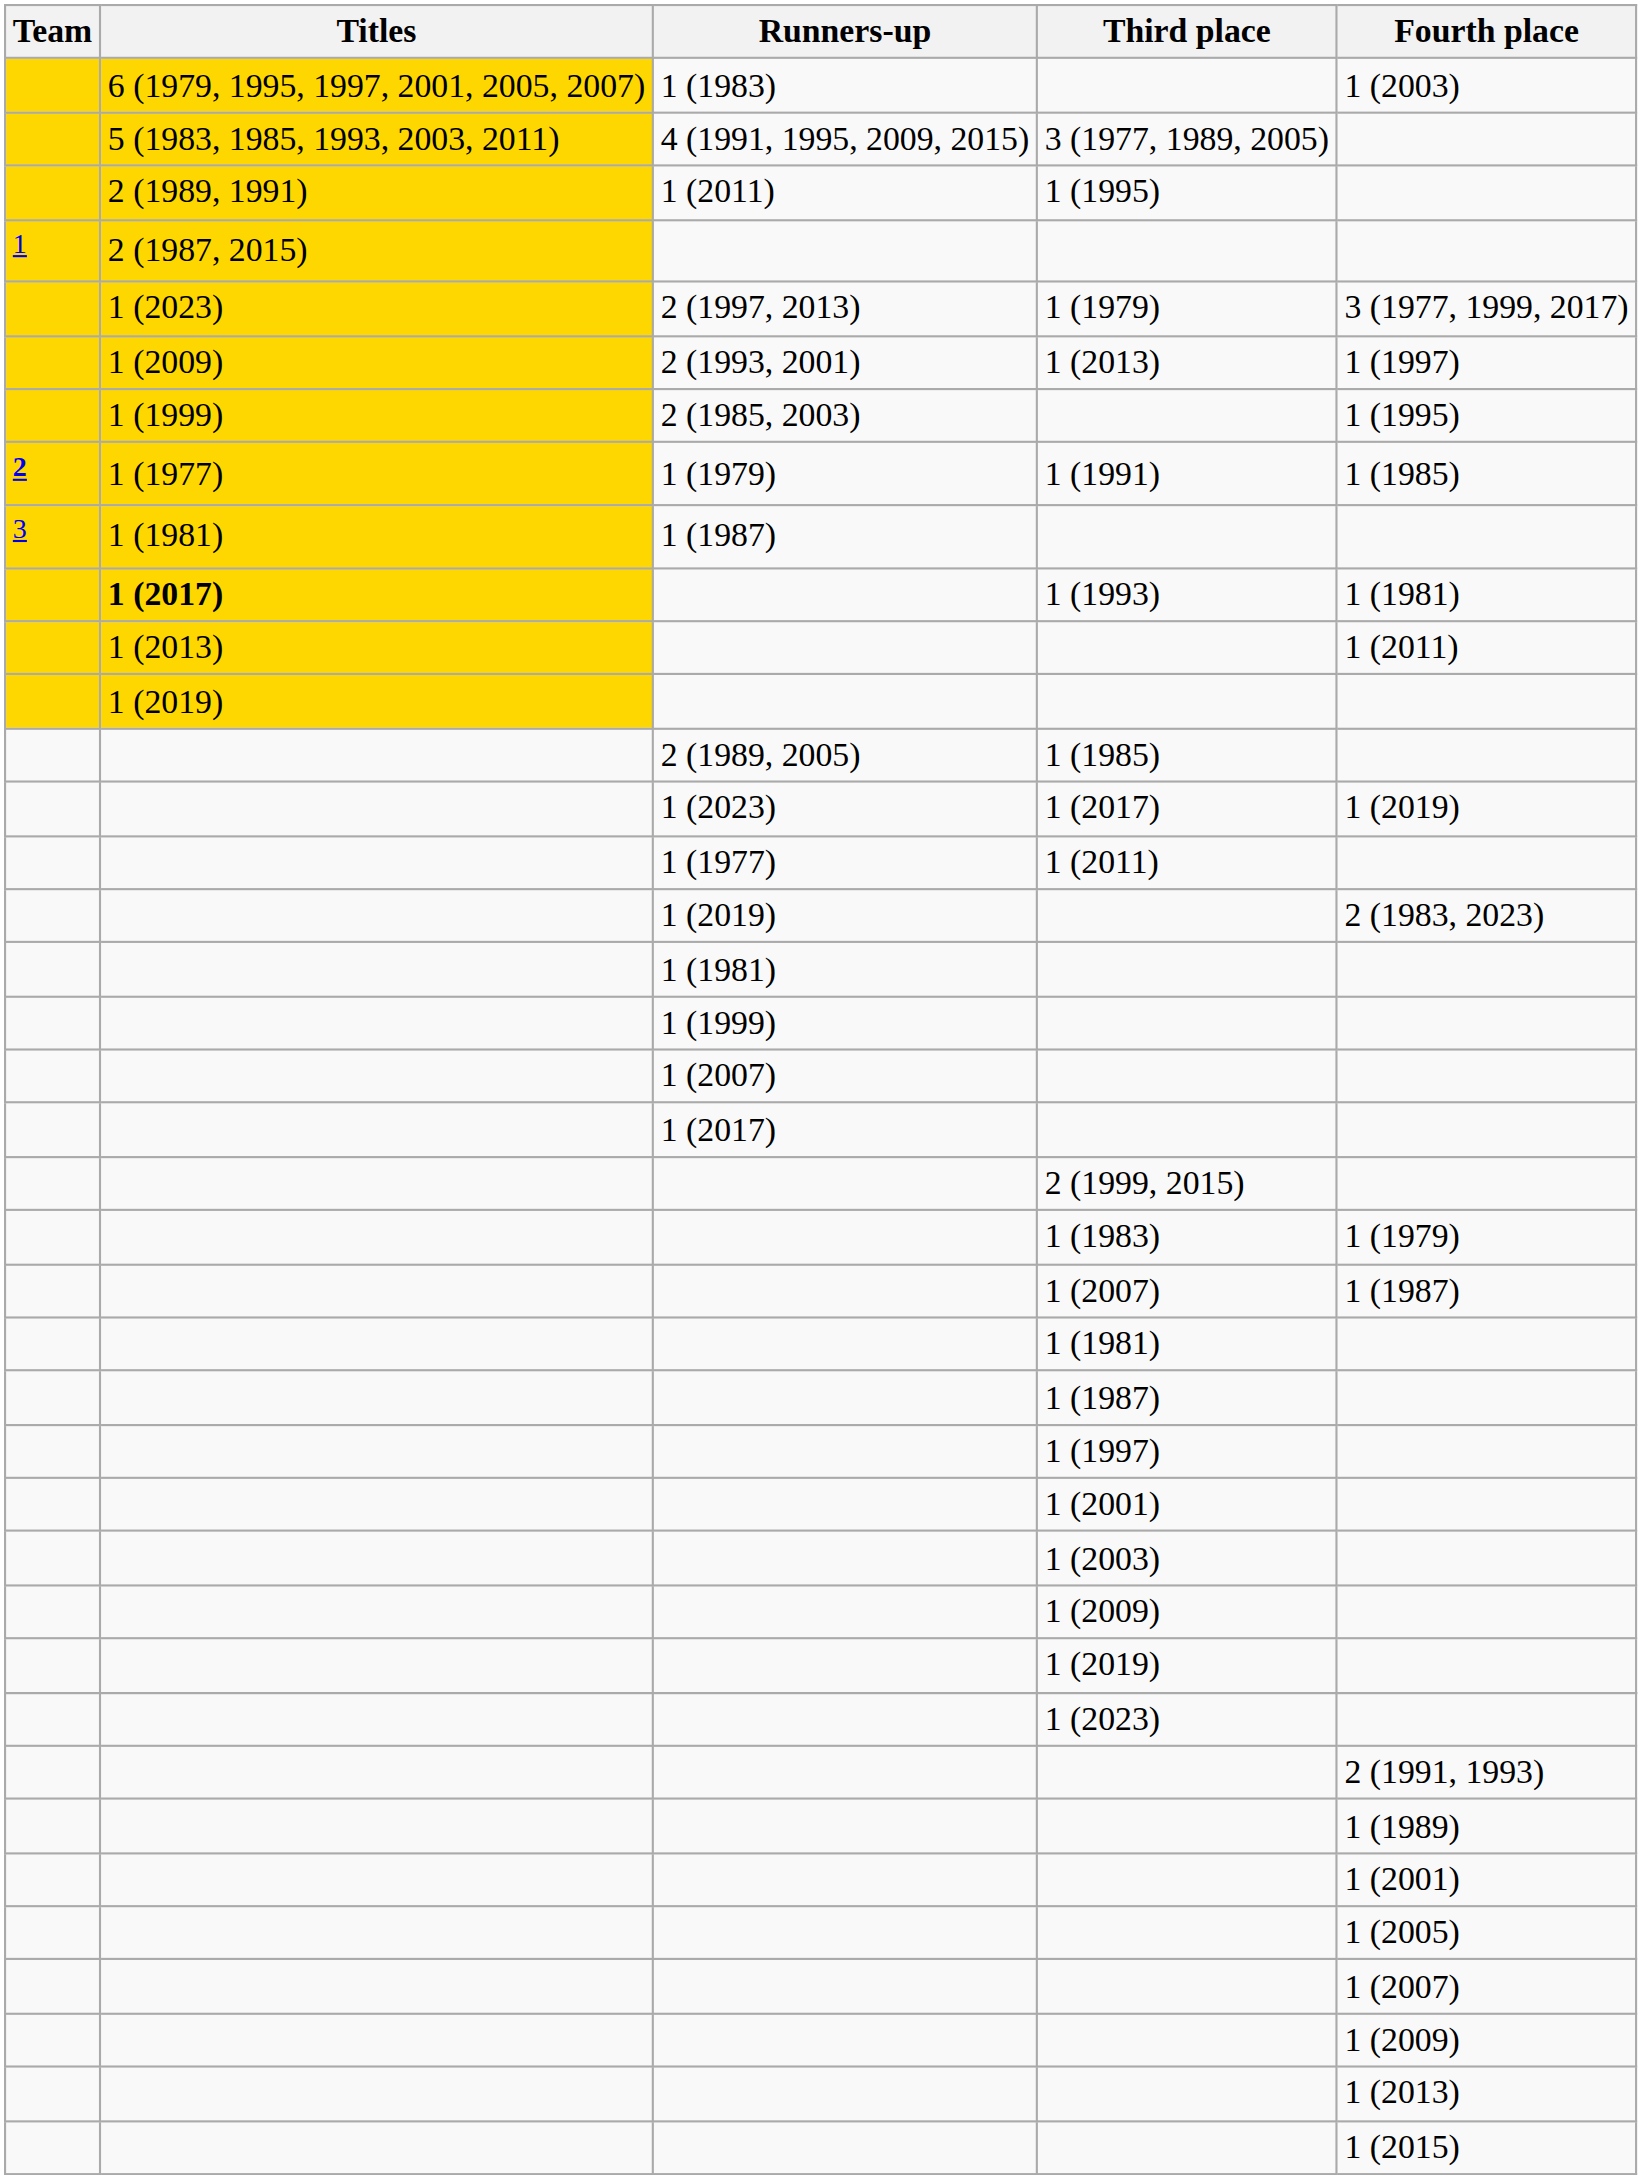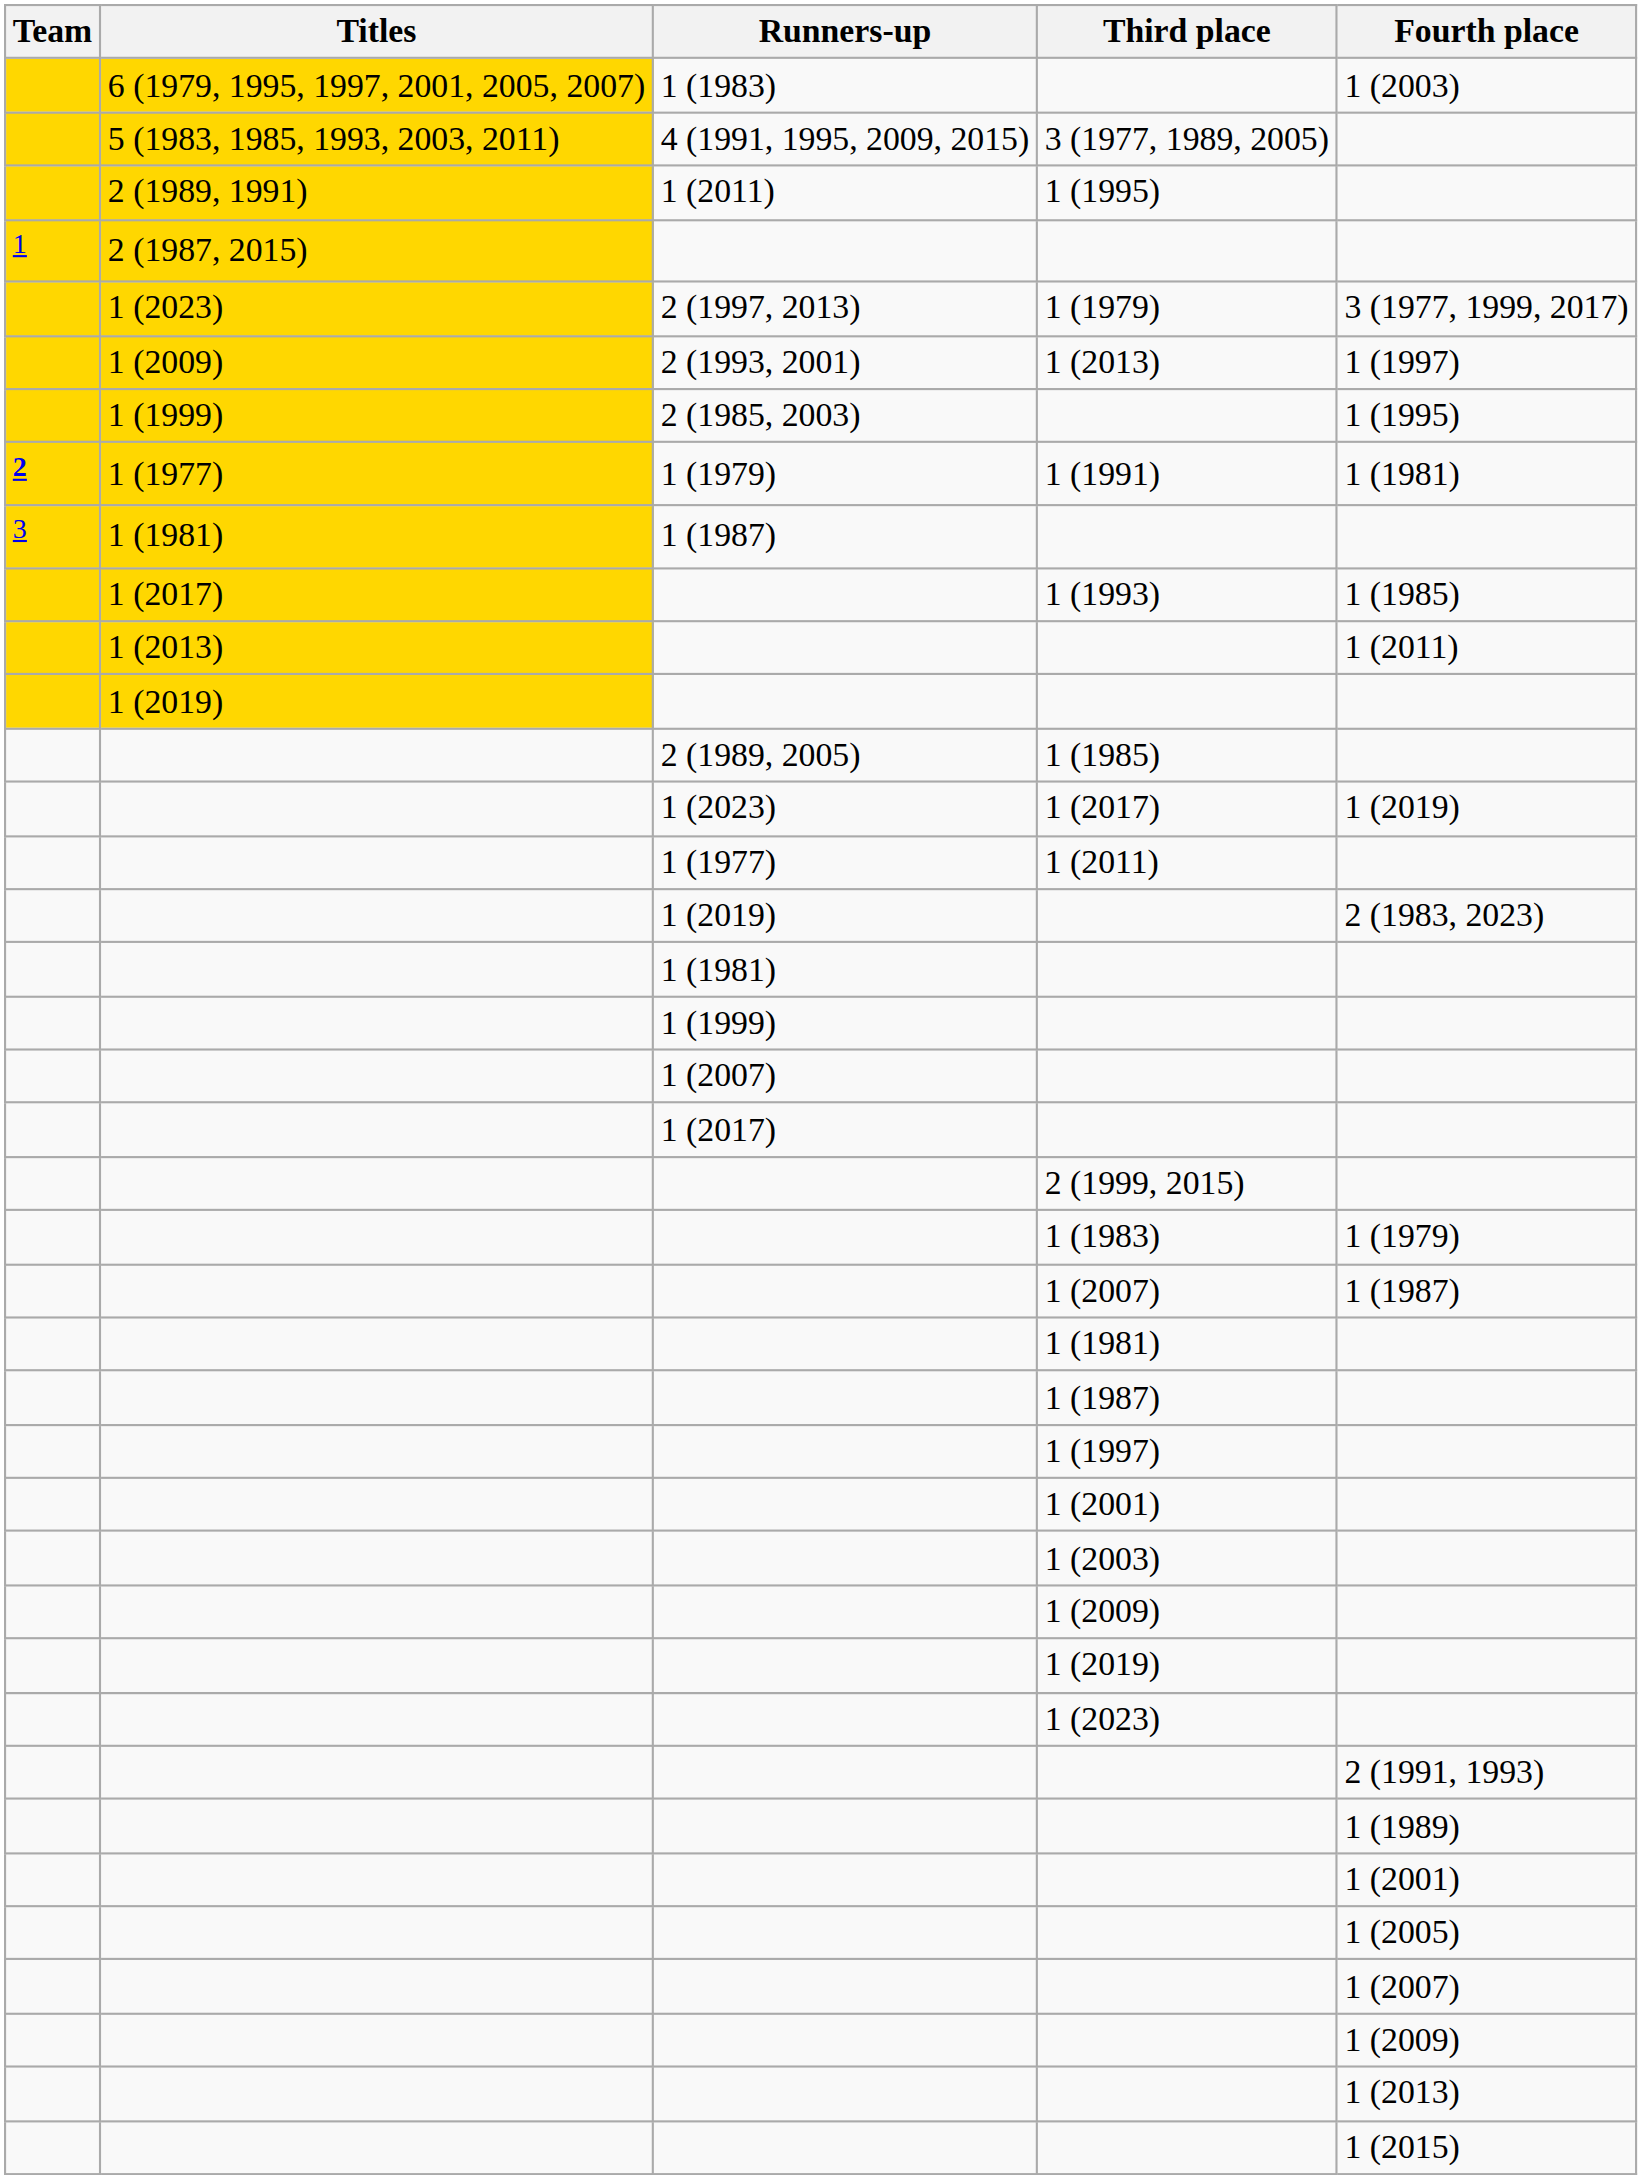(1402, 473) 1 (1985) -> (1402, 473) 1 (1981)
(165, 594) bold -> (165, 594) normal
(1402, 594) 1 (1981) -> (1402, 594) 1 (1985)
